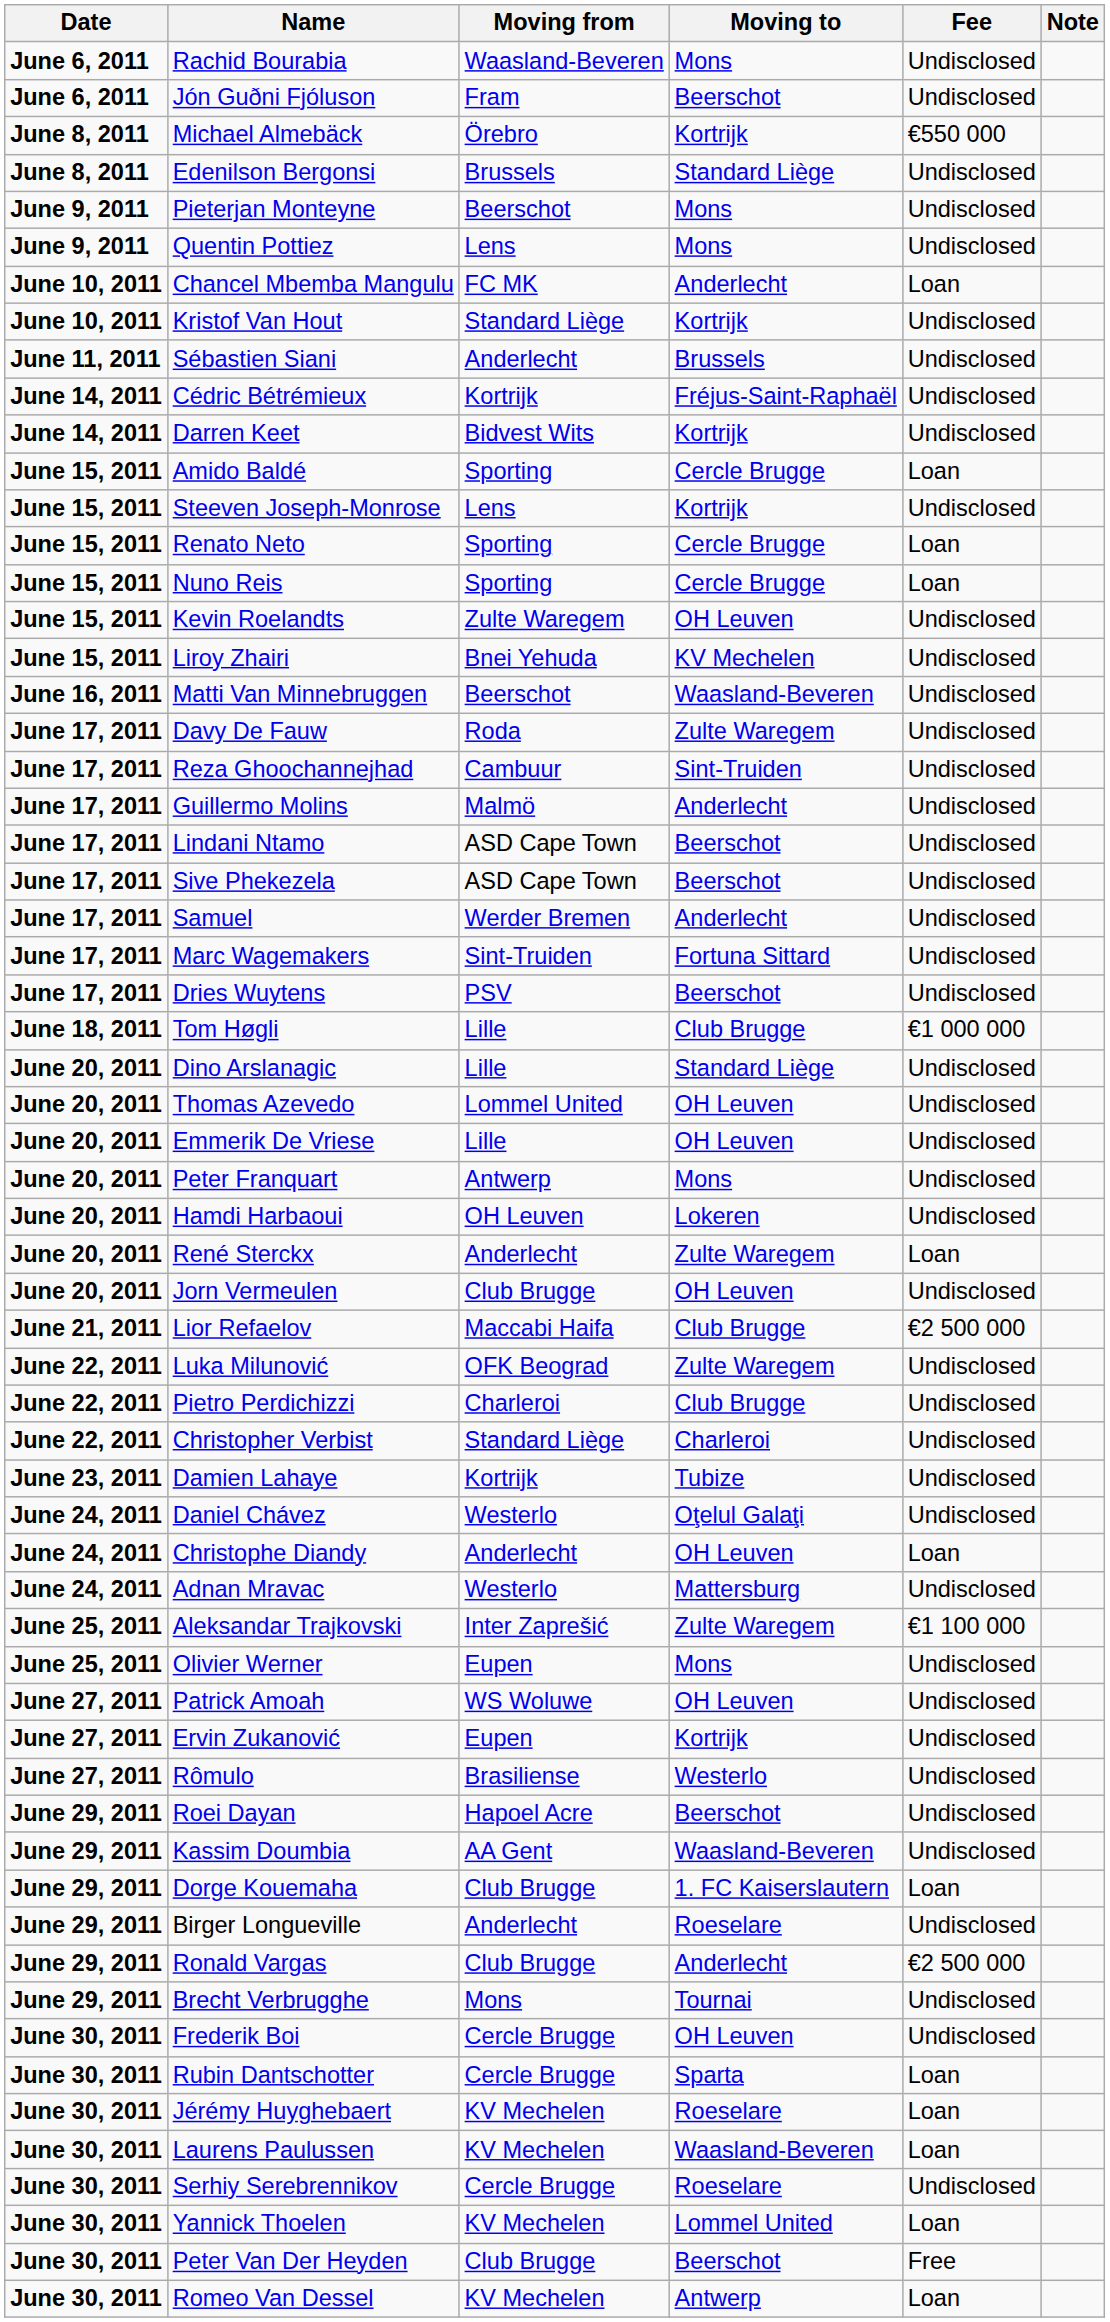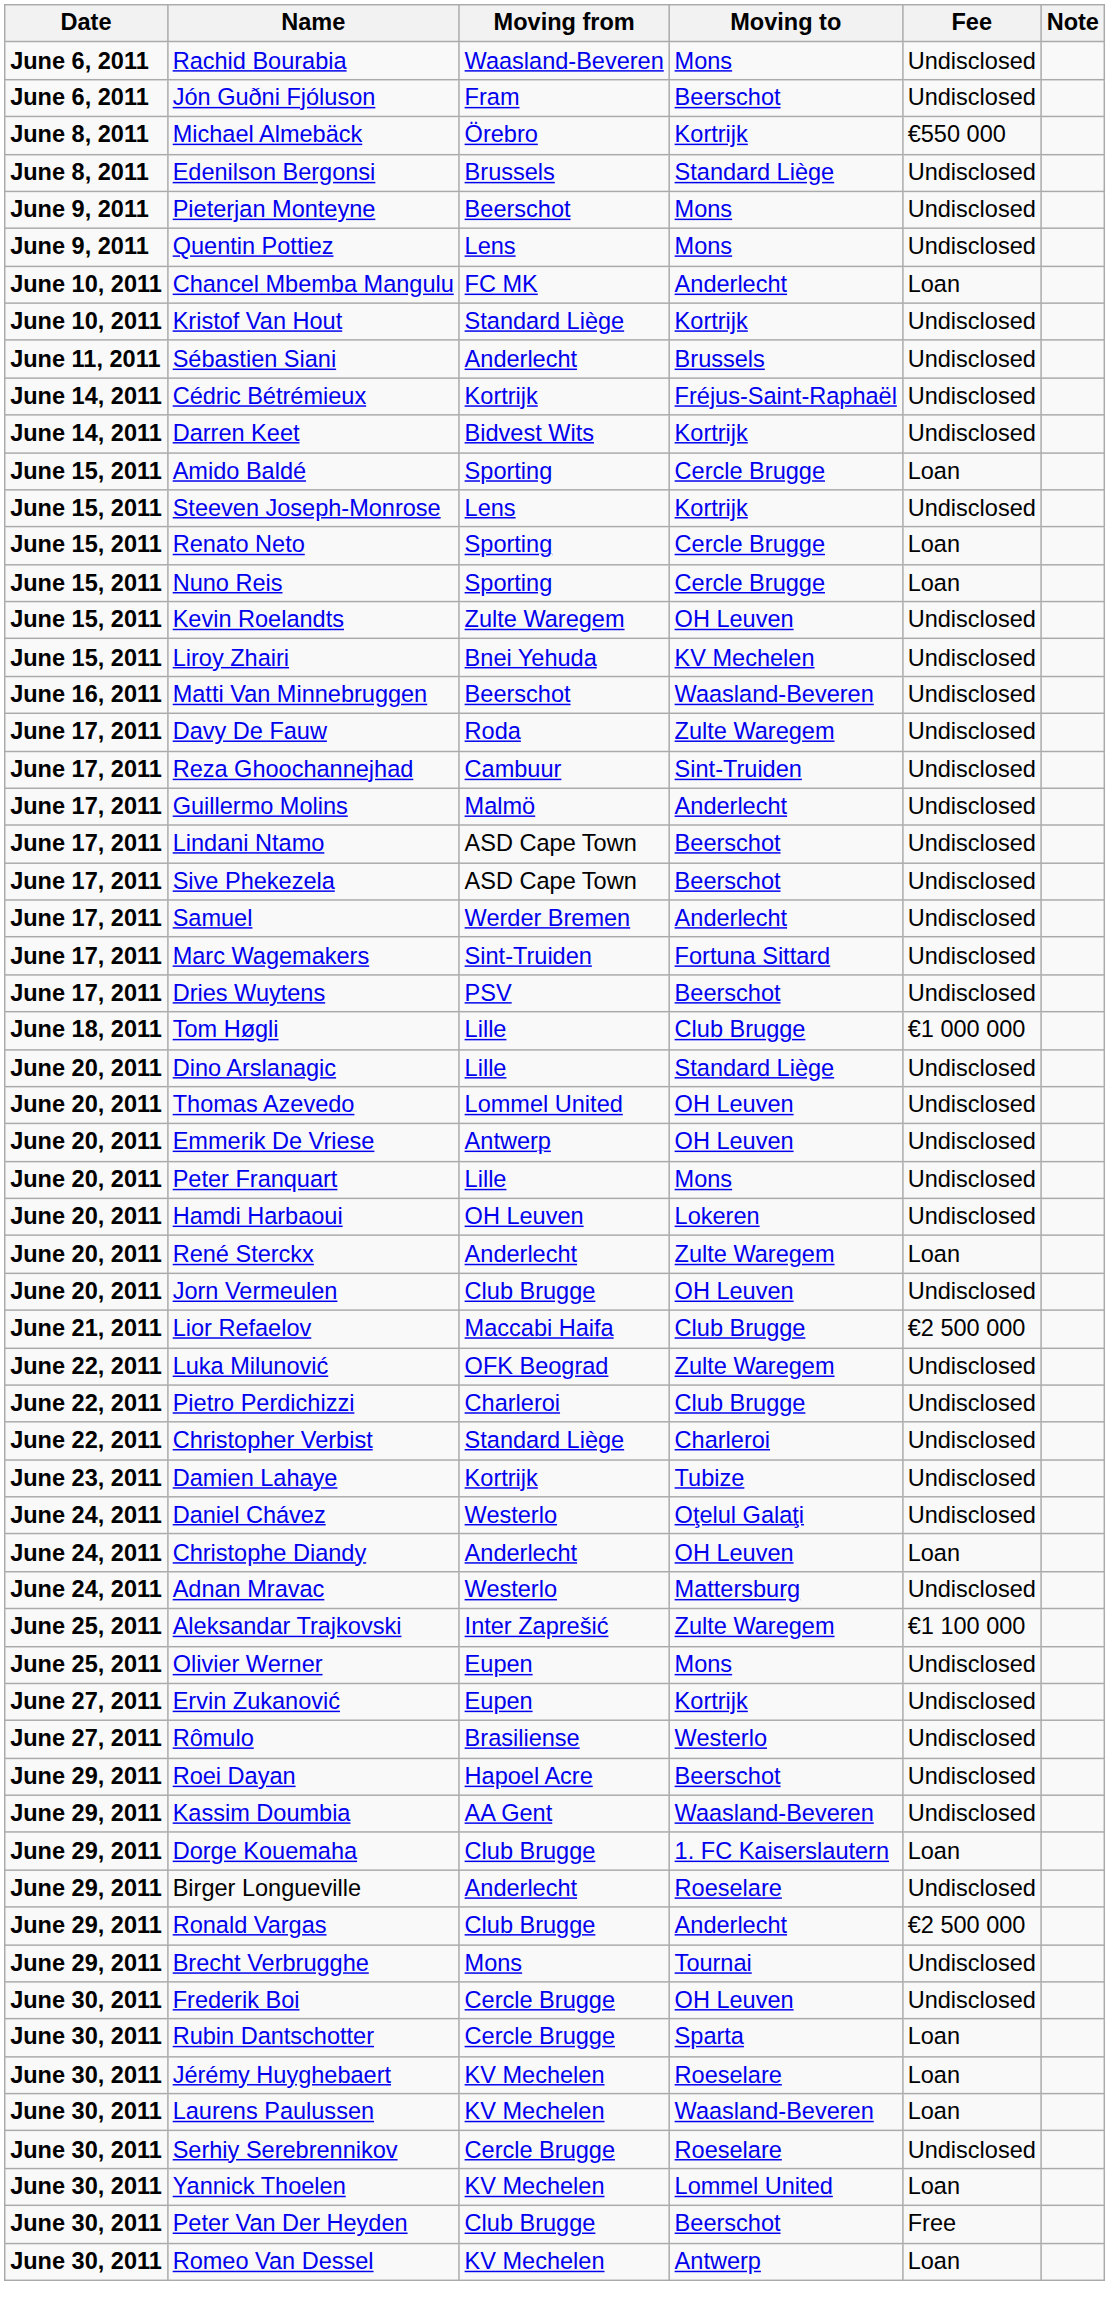(486, 1142) Lille -> (508, 1142) Antwerp
(508, 1179) Antwerp -> (486, 1179) Lille
- row: (249, 1701)
